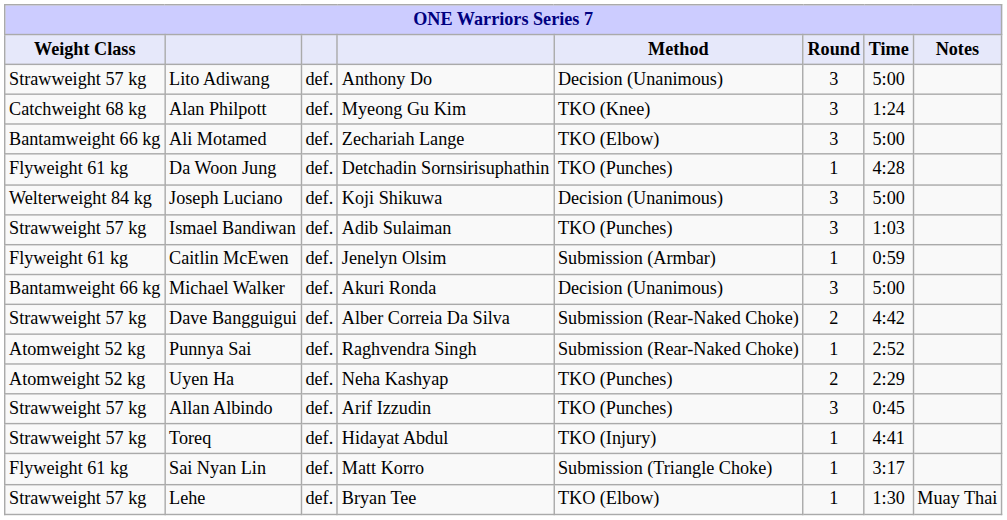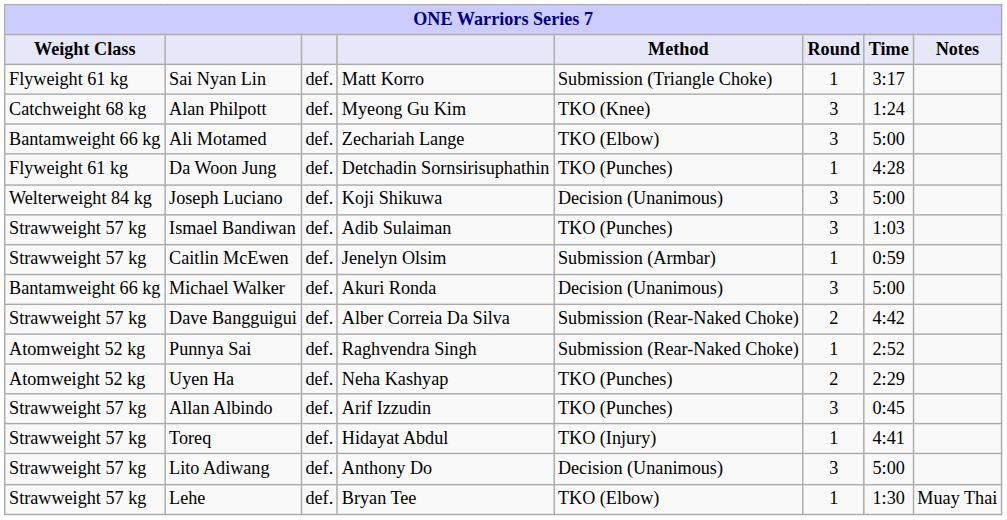rows swapped: (219, 79) <-> (218, 468)
(69, 258) Flyweight 61 kg -> (78, 258) Strawweight 57 kg
